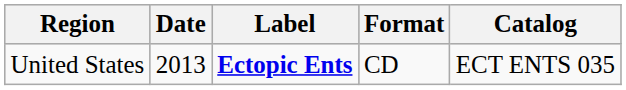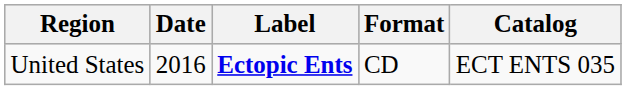(181, 63) 2013 -> (181, 63) 2016
